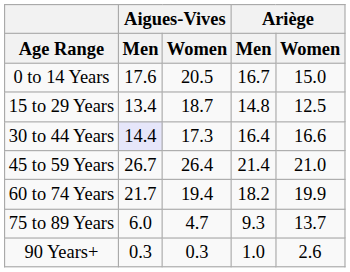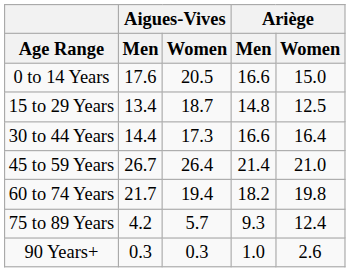(254, 77) 16.7 -> (254, 77) 16.6
(140, 135) lavender background -> (140, 135) no background
(254, 135) 16.4 -> (254, 135) 16.6
(310, 135) 16.6 -> (310, 135) 16.4
(310, 194) 19.9 -> (310, 194) 19.8
(140, 223) 6.0 -> (140, 223) 4.2
(197, 223) 4.7 -> (197, 223) 5.7
(310, 223) 13.7 -> (310, 223) 12.4
